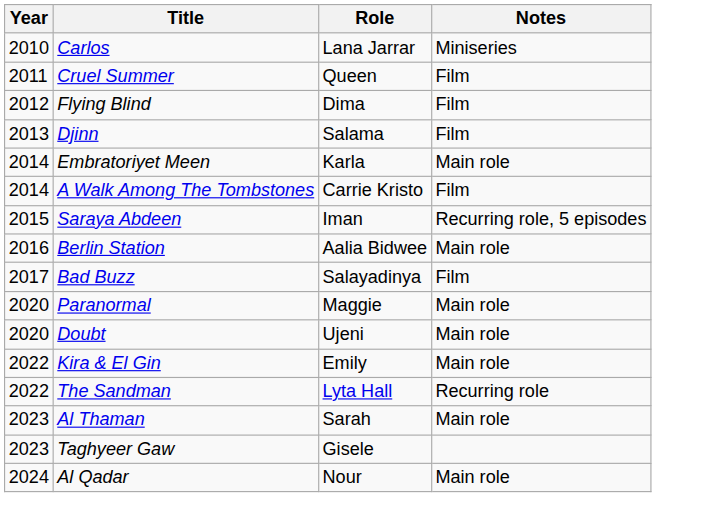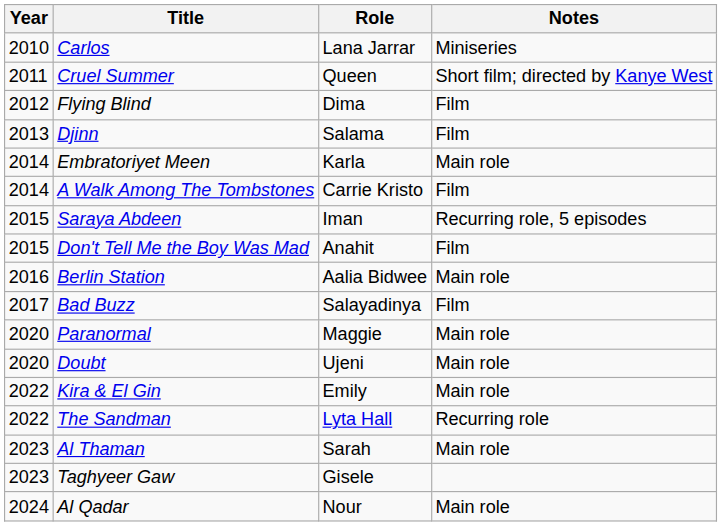(452, 76) Film -> (574, 76) Short film; directed by Kanye West
+ row: (183, 248)
